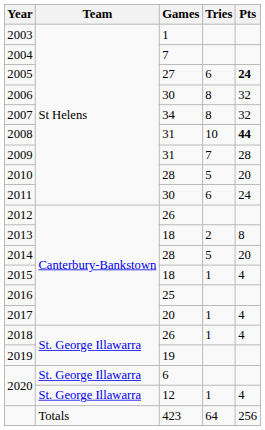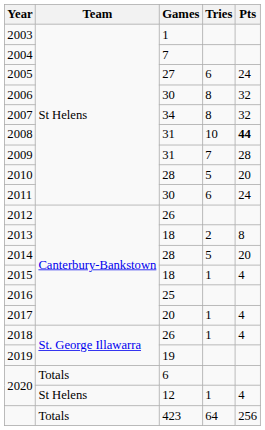(245, 74) bold -> (245, 74) normal
(90, 375) St. George Illawarra -> (54, 375) Totals
(90, 395) St. George Illawarra -> (63, 395) St Helens
